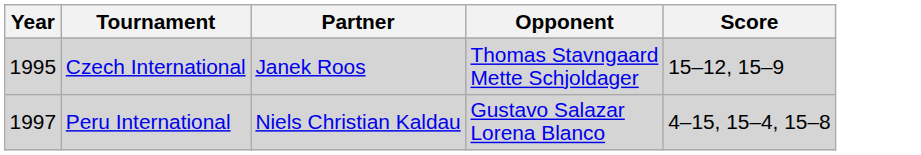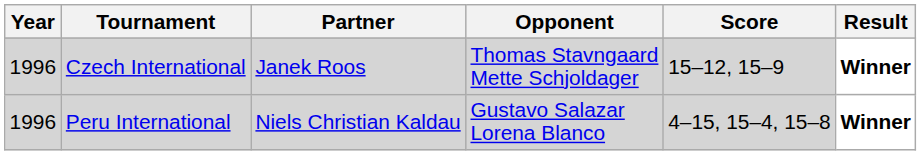+ column: (876, 22)
(33, 66) 1995 -> (33, 66) 1996
(33, 122) 1997 -> (33, 122) 1996
